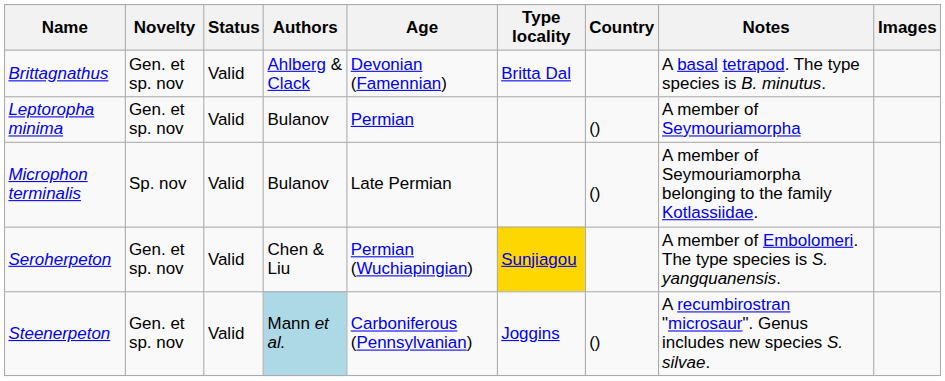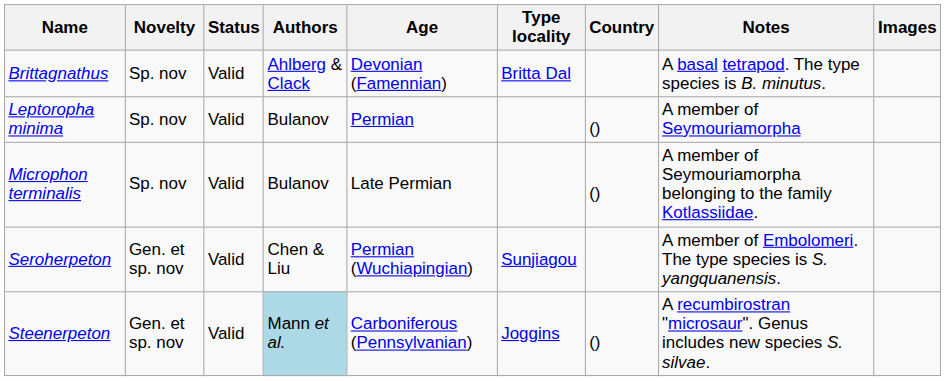(157, 73) Gen. et sp. nov -> (158, 73) Sp. nov
(157, 119) Gen. et sp. nov -> (158, 119) Sp. nov
(539, 259) gold background -> (539, 259) no background
